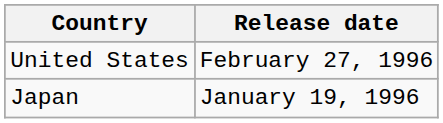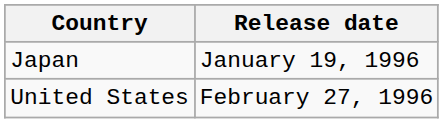rows swapped: (45, 98) <-> (100, 61)
